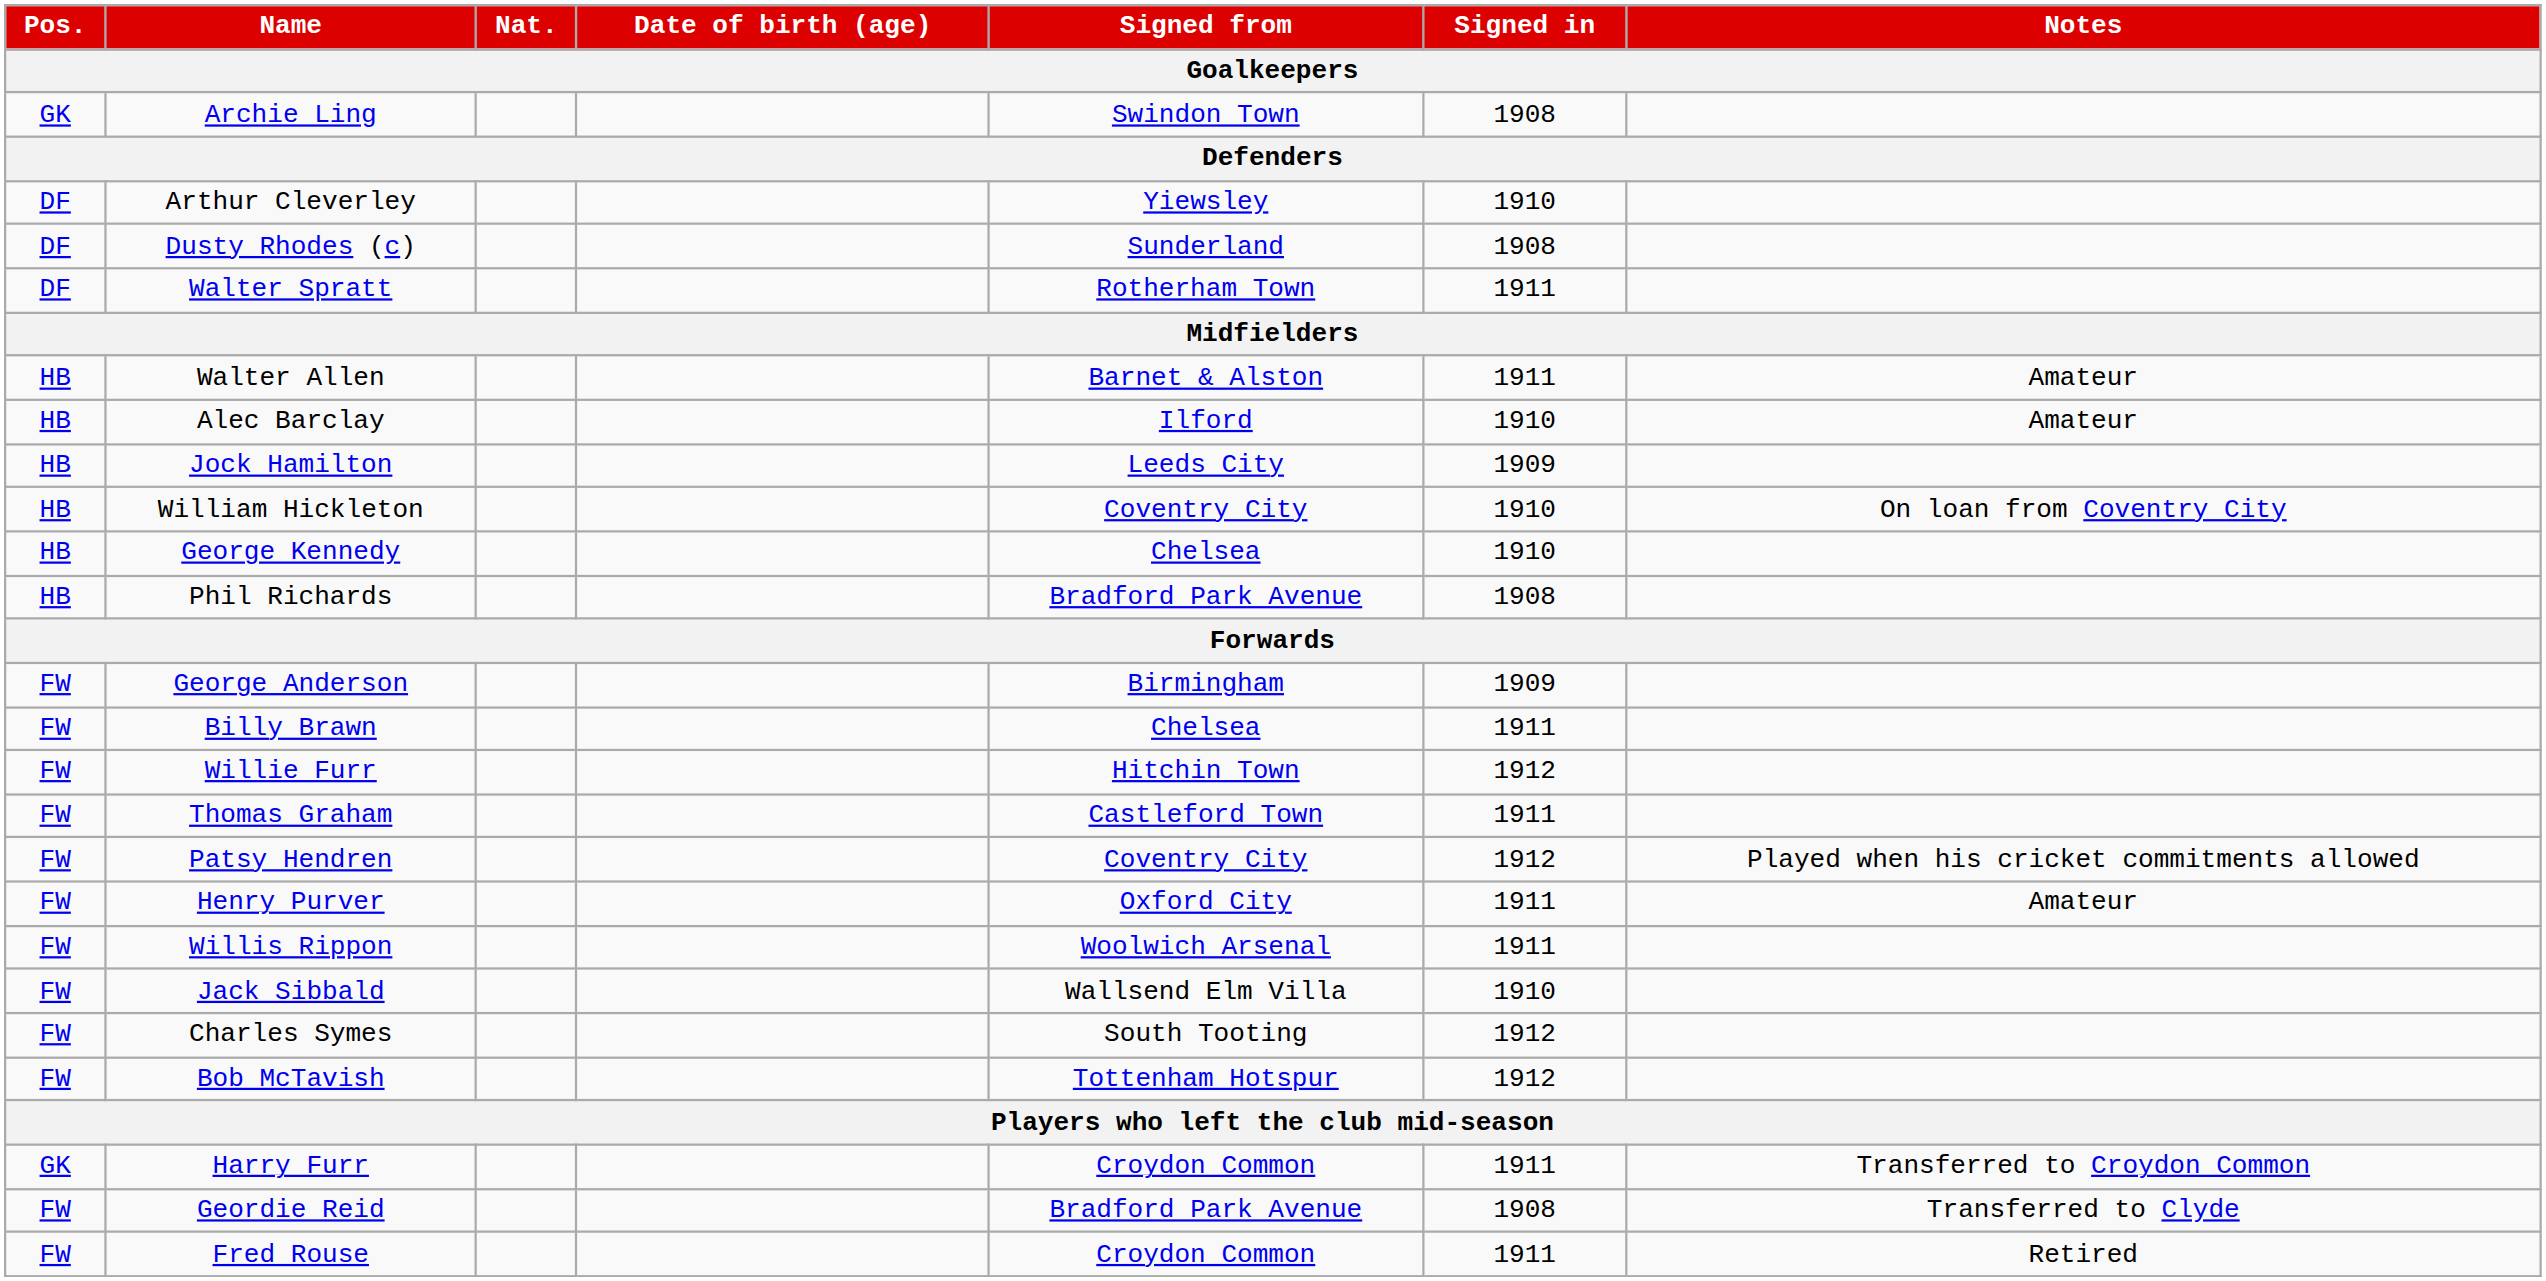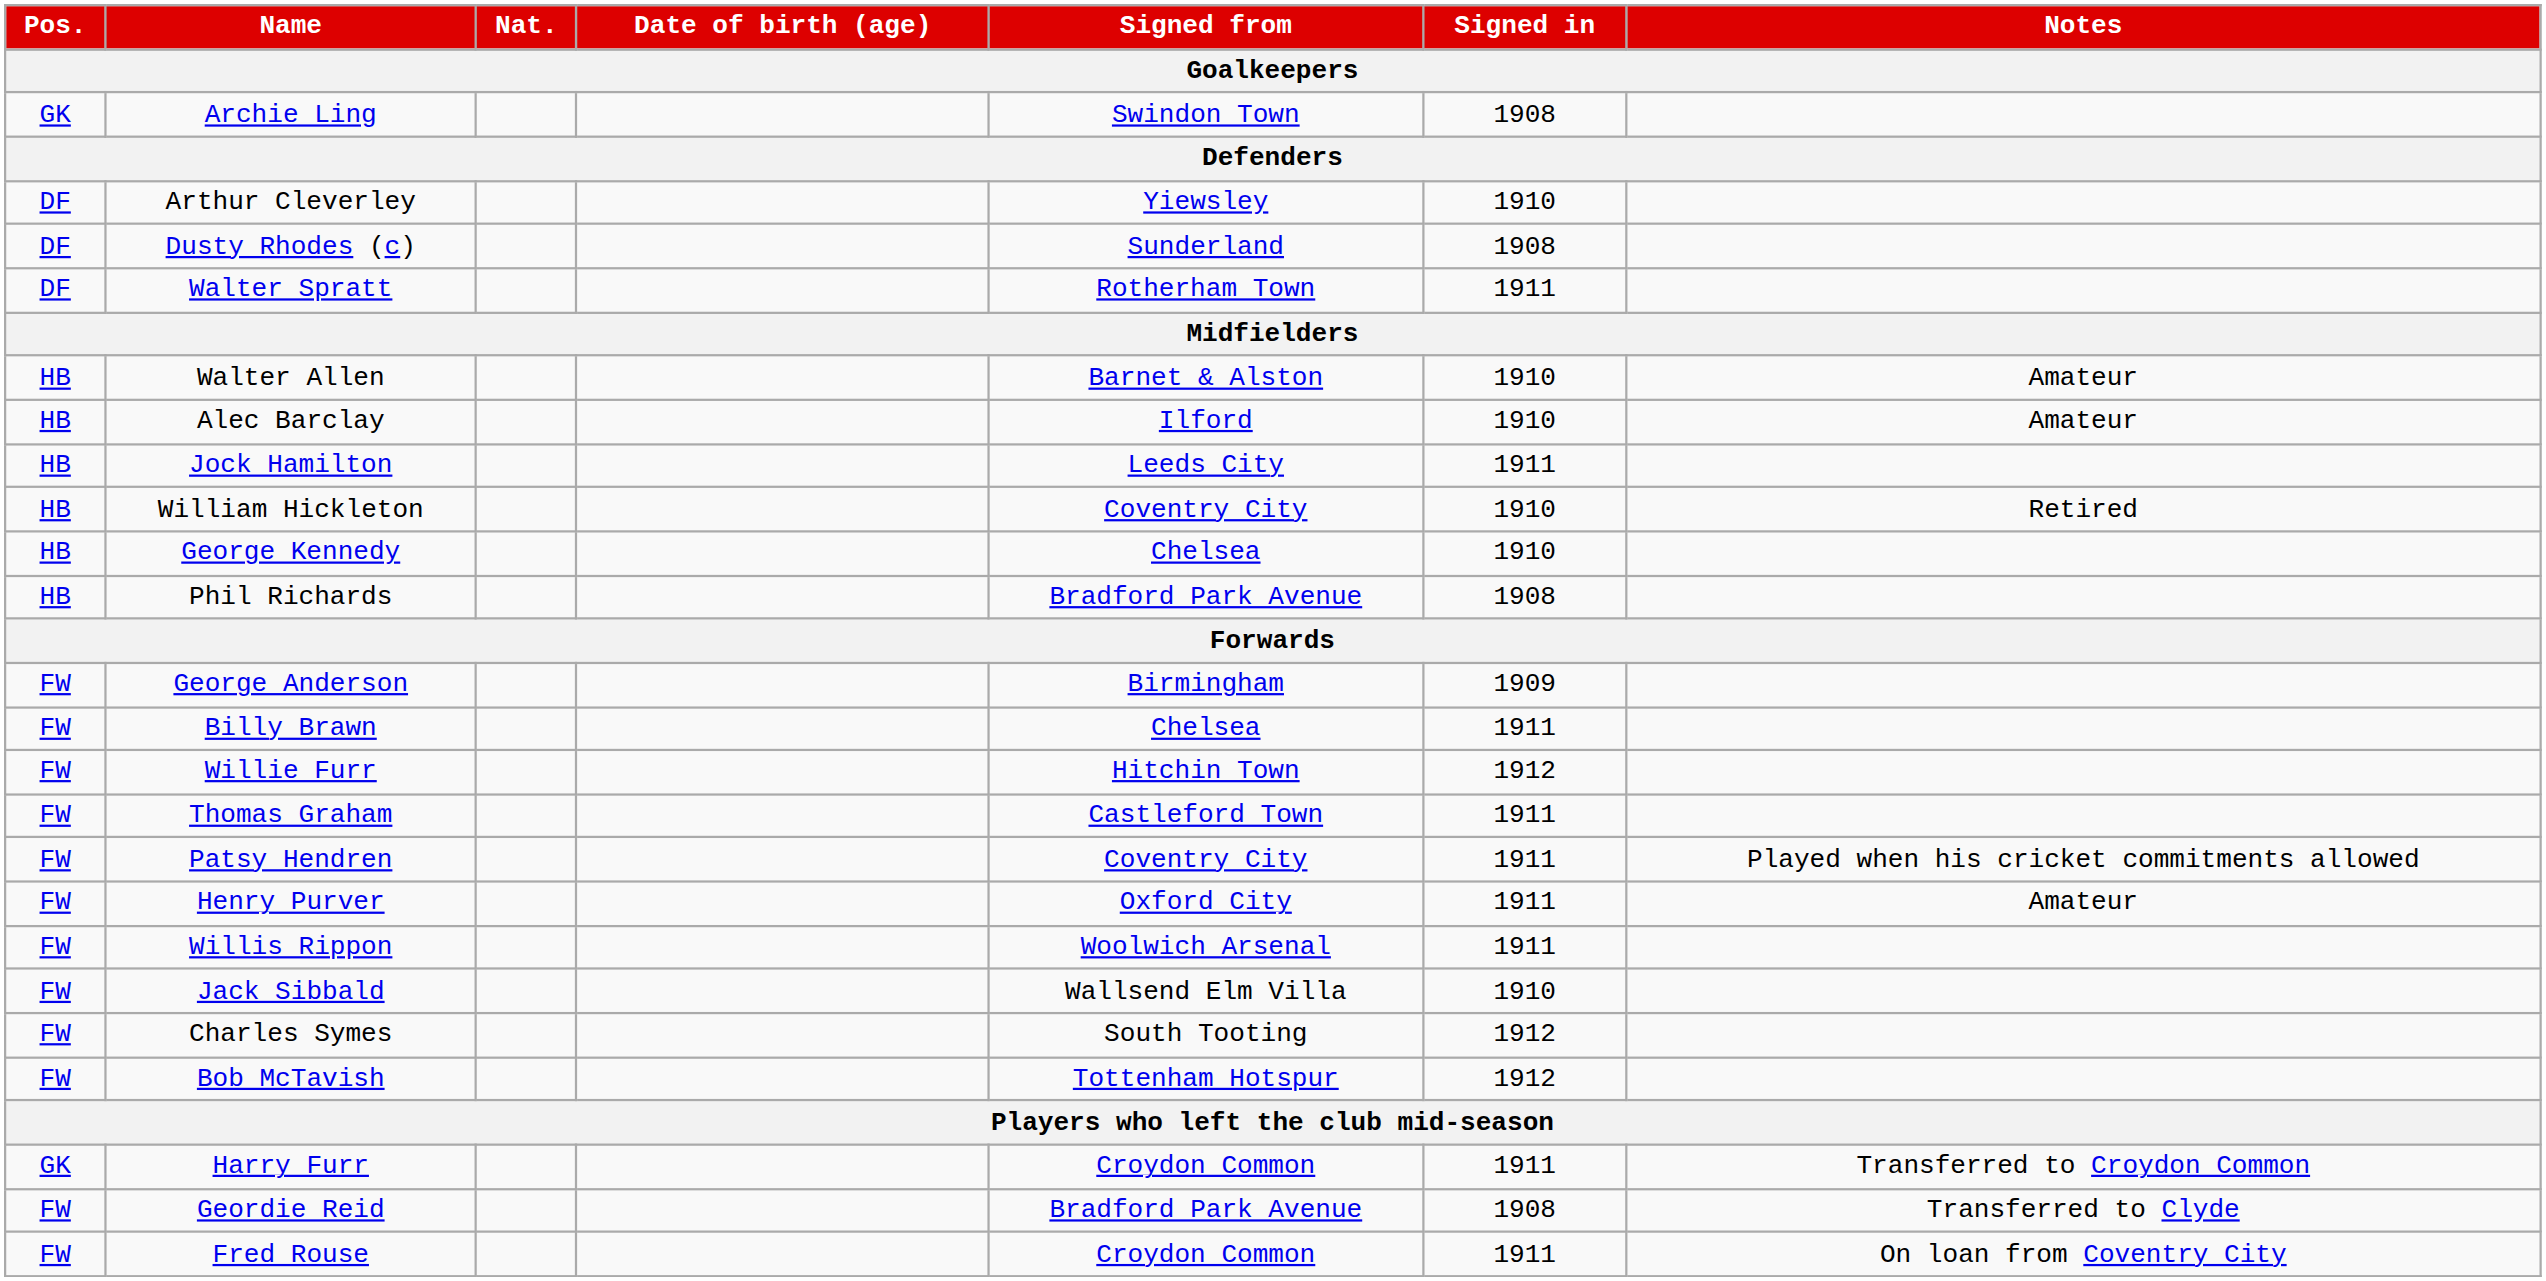(1525, 377) 1911 -> (1525, 377) 1910
(1525, 465) 1909 -> (1525, 465) 1911
(2083, 509) On loan from Coventry City -> (2083, 509) Retired
(1525, 860) 1912 -> (1525, 860) 1911
(2083, 1254) Retired -> (2083, 1254) On loan from Coventry City
